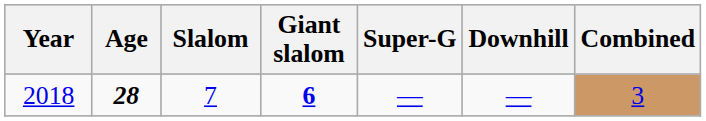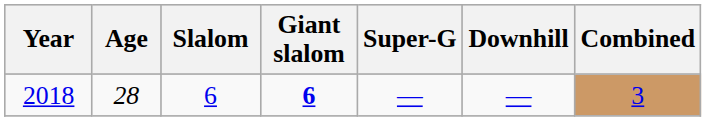(126, 94) bold -> (126, 94) normal
(211, 94) 7 -> (211, 94) 6
